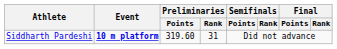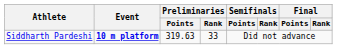(180, 37) 319.60 -> (180, 37) 319.63
(213, 37) 31 -> (213, 37) 33
